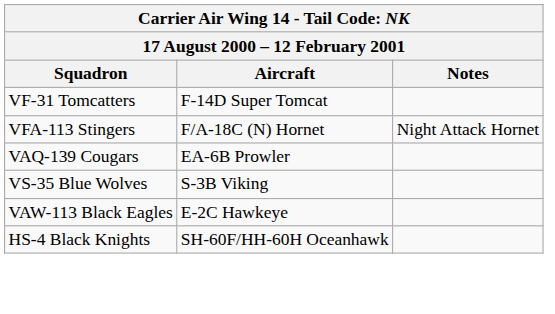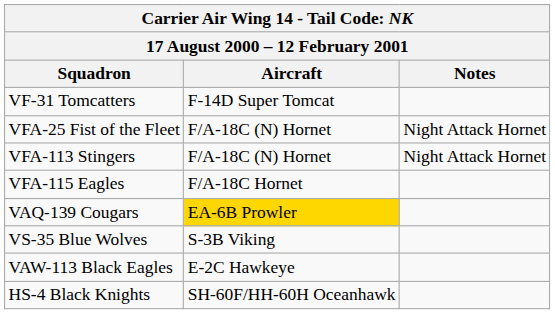+ row: (94, 128)
+ row: (66, 184)
(235, 156) no background -> (242, 211) gold background
